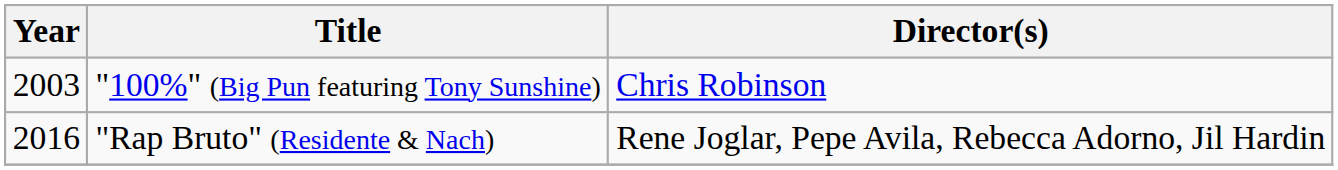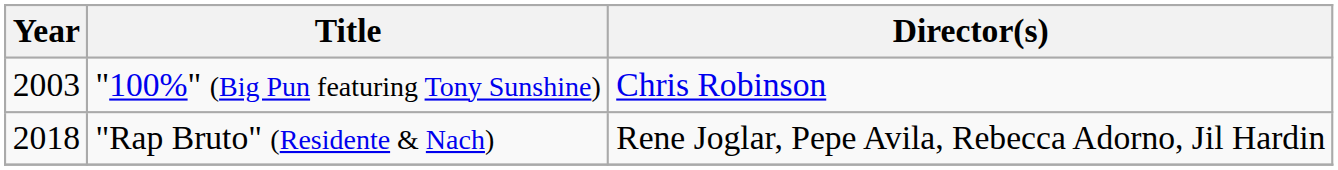(46, 137) 2016 -> (46, 137) 2018
